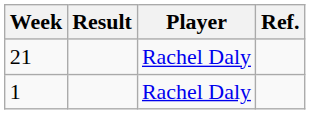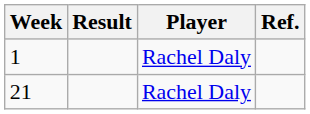rows swapped: (15, 91) <-> (21, 56)
